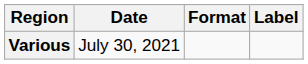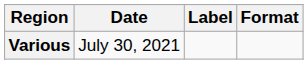columns swapped: (217, 18) <-> (276, 18)
